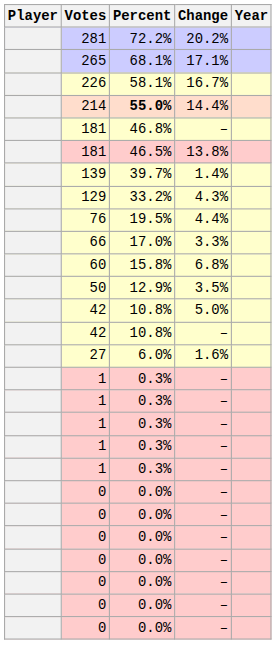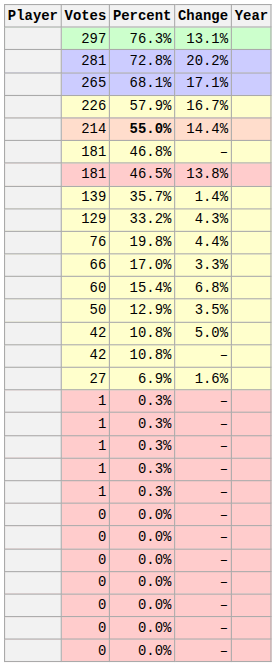+ row: (94, 39)
(150, 39) 72.2% -> (150, 61) 72.8%
(150, 84) 58.1% -> (150, 107) 57.9%
(150, 175) 39.7% -> (150, 197) 35.7%
(150, 220) 19.5% -> (150, 243) 19.8%
(150, 265) 15.8% -> (150, 288) 15.4%
(155, 356) 6.0% -> (155, 379) 6.9%
